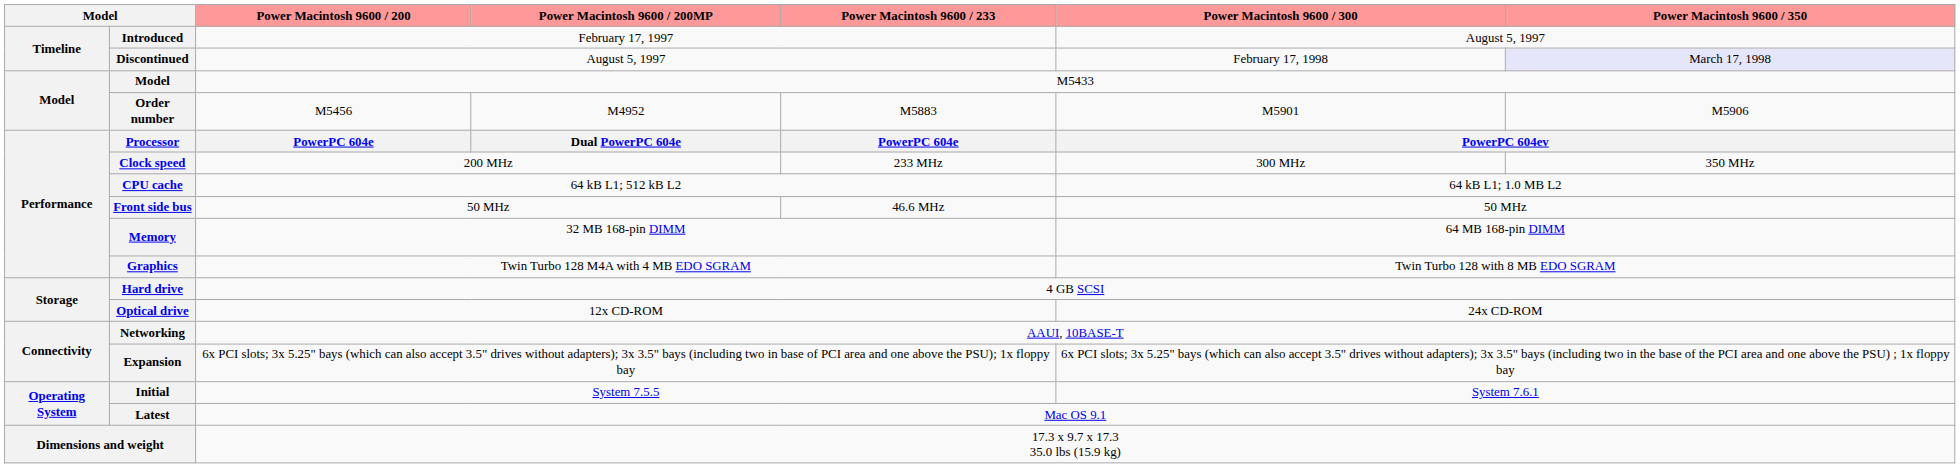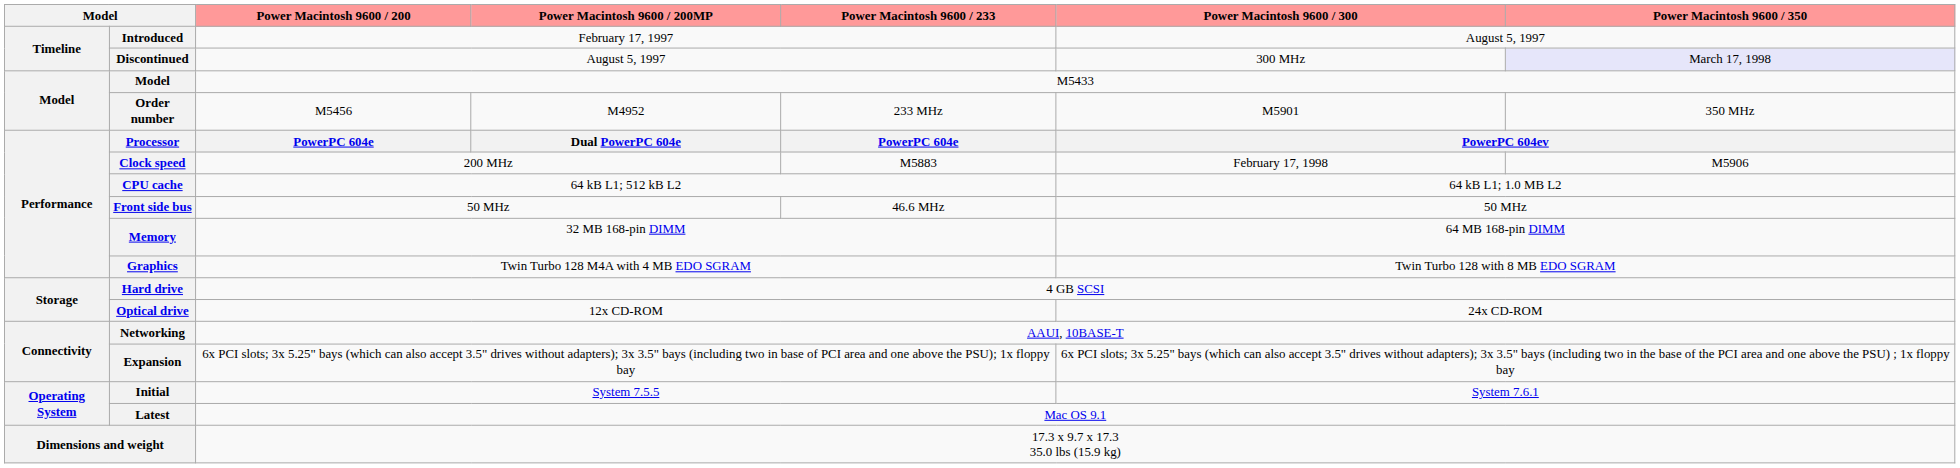(1281, 59) February 17, 1998 -> (1281, 59) 300 MHz
(918, 111) M5883 -> (918, 111) 233 MHz
(1730, 111) M5906 -> (1730, 111) 350 MHz
(918, 163) 233 MHz -> (918, 163) M5883
(1281, 163) 300 MHz -> (1281, 163) February 17, 1998
(1730, 163) 350 MHz -> (1730, 163) M5906
